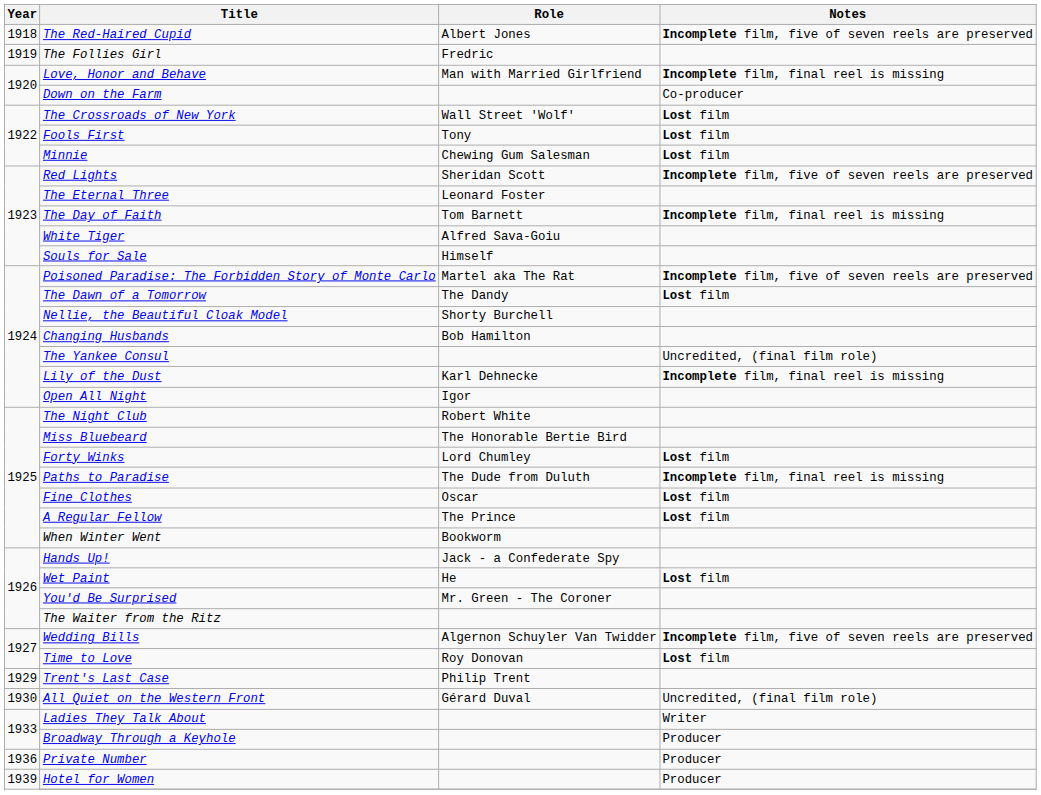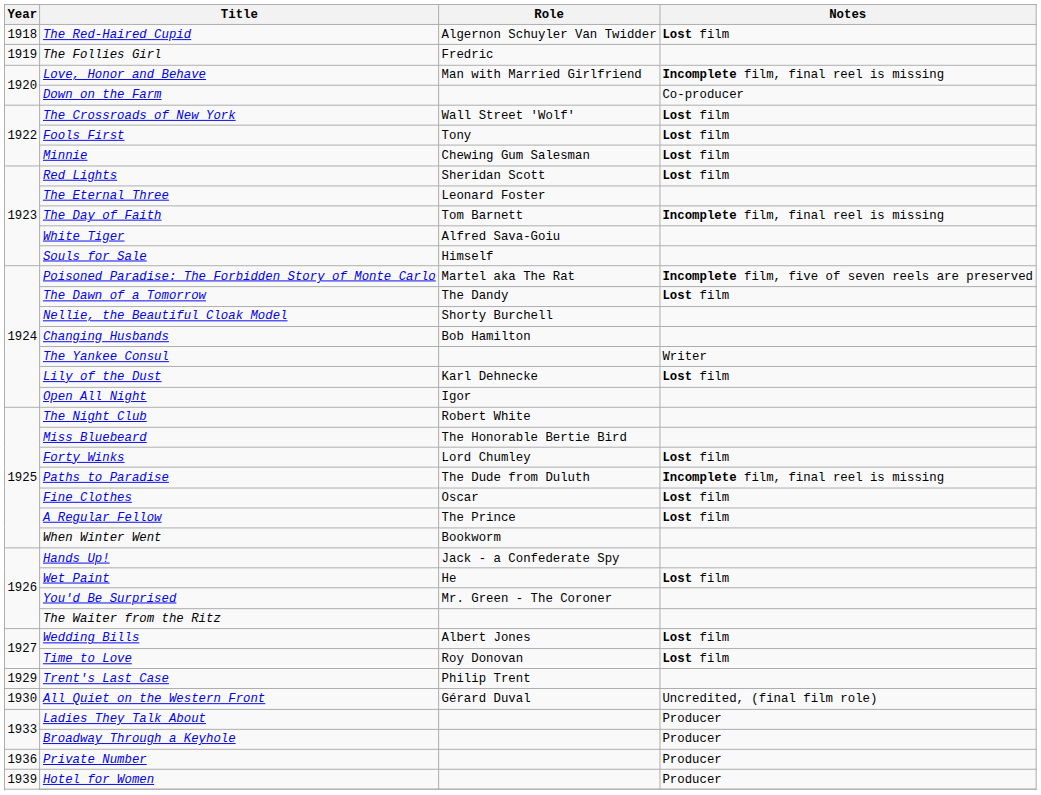(486, 35) Albert Jones -> (549, 35) Algernon Schuyler Van Twidder
(848, 35) Incomplete film, five of seven reels are preserved -> (696, 35) Lost film
(848, 176) Incomplete film, five of seven reels are preserved -> (696, 176) Lost film
(770, 357) Uncredited, (final film role) -> (685, 357) Writer
(803, 377) Incomplete film, final reel is missing -> (696, 377) Lost film
(549, 639) Algernon Schuyler Van Twidder -> (486, 639) Albert Jones
(848, 639) Incomplete film, five of seven reels are preserved -> (696, 639) Lost film
(685, 719) Writer -> (692, 719) Producer
